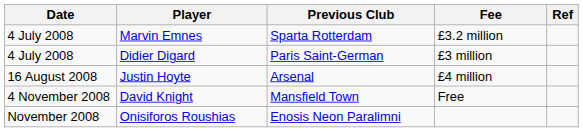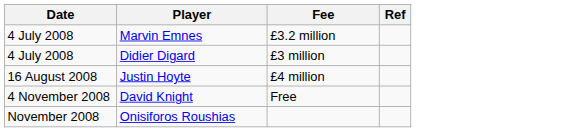- column: (351, 15)
